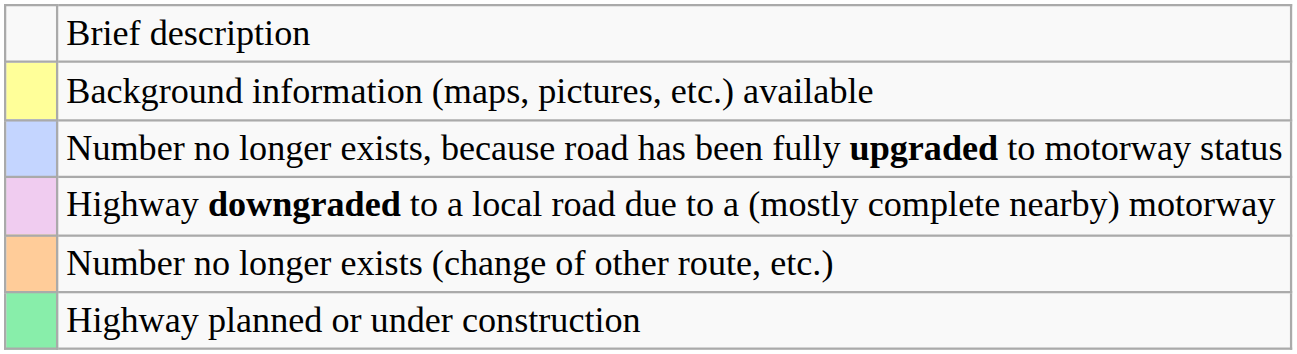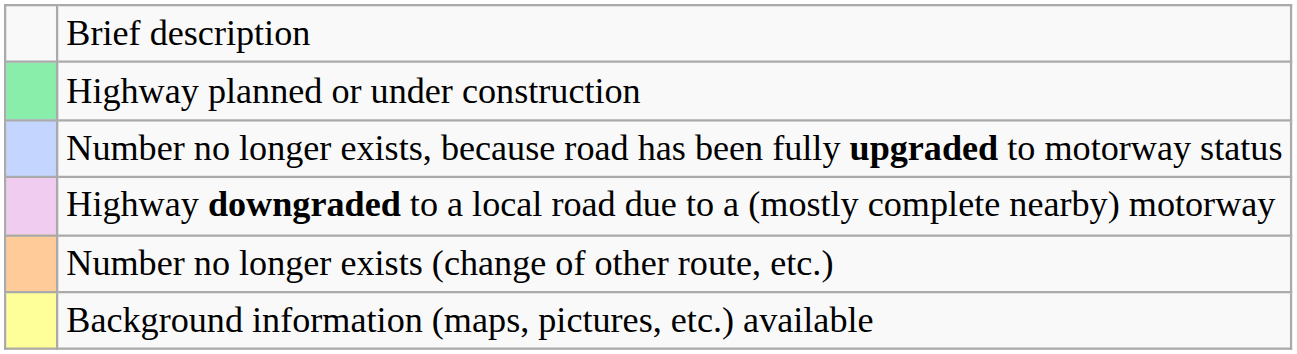rows swapped: (470, 90) <-> (353, 319)
